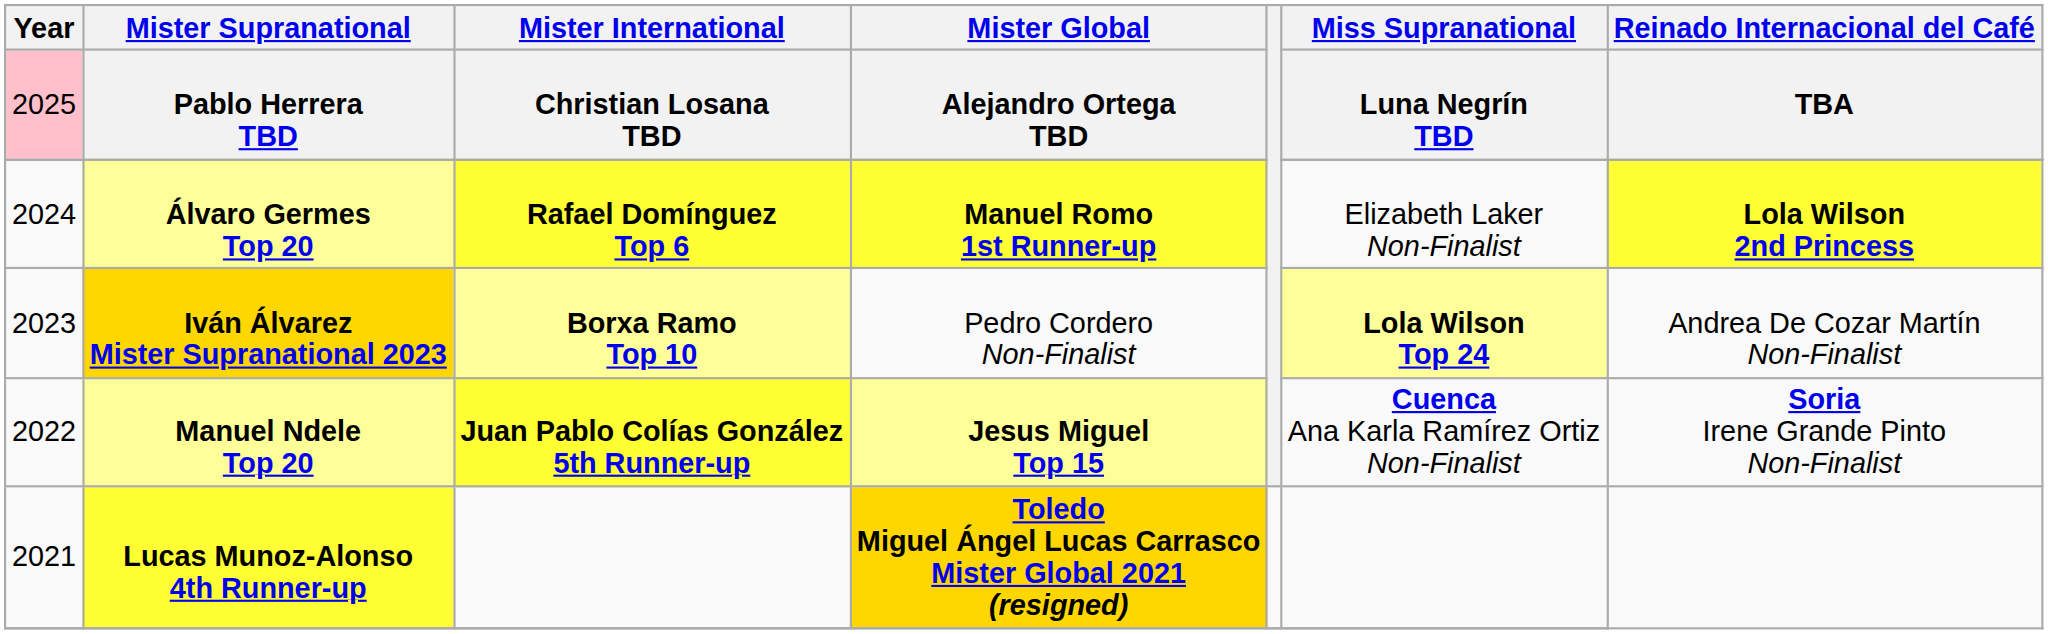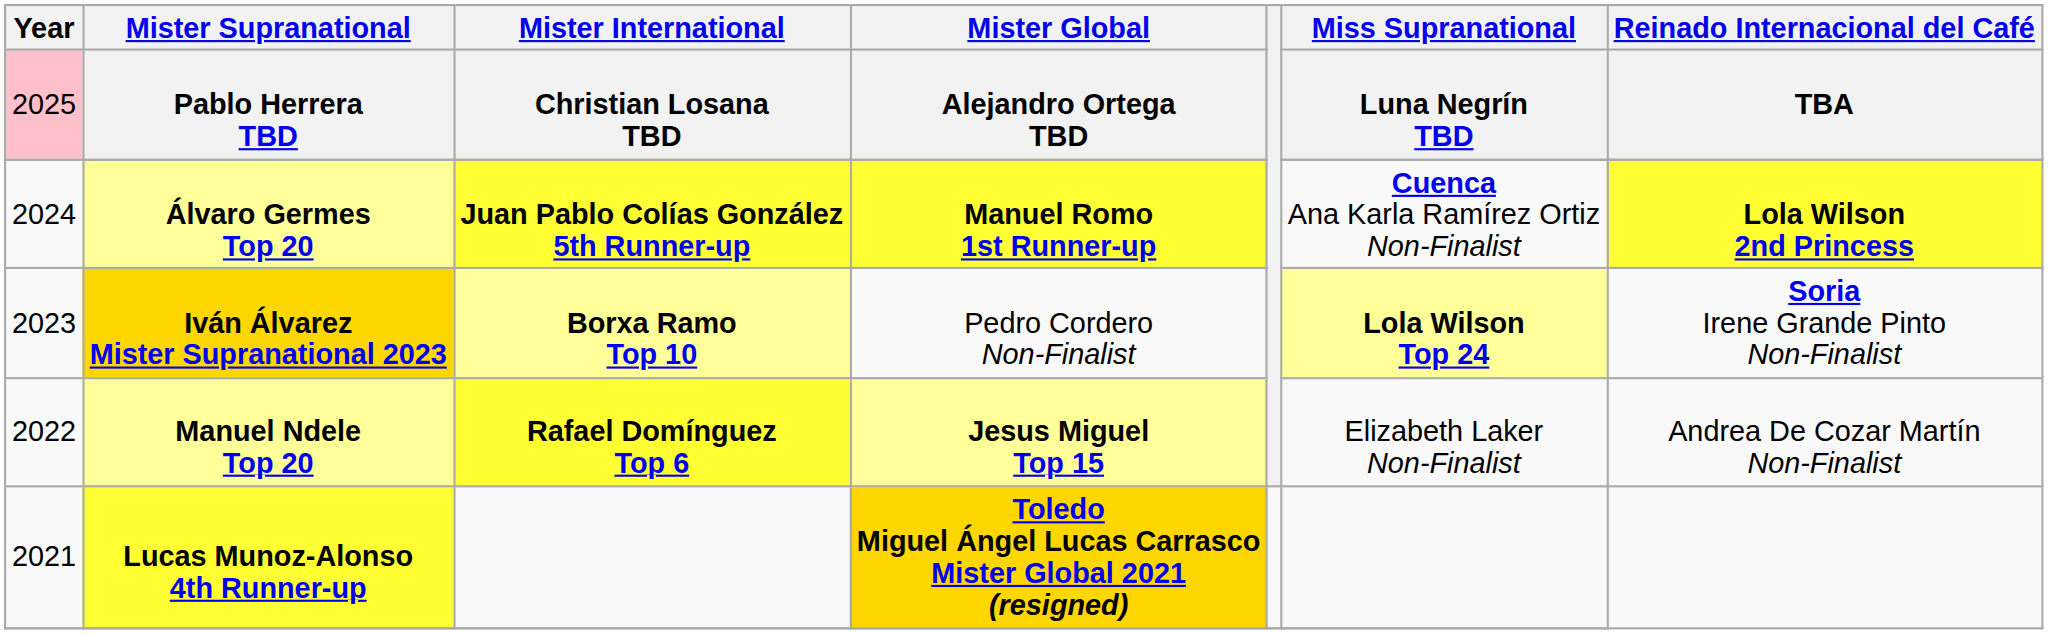(652, 230) Rafael Domínguez Top 6 -> (652, 230) Juan Pablo Colías González 5th Runner-up
(1444, 230) Elizabeth Laker Non-Finalist -> (1444, 214) Cuenca Ana Karla Ramírez Ortiz Non-Finalist
(1824, 339) Andrea De Cozar Martín Non-Finalist -> (1824, 323) Soria Irene Grande Pinto Non-Finalist
(652, 448) Juan Pablo Colías González 5th Runner-up -> (652, 448) Rafael Domínguez Top 6
(1444, 432) Cuenca Ana Karla Ramírez Ortiz Non-Finalist -> (1444, 448) Elizabeth Laker Non-Finalist
(1824, 432) Soria Irene Grande Pinto Non-Finalist -> (1824, 448) Andrea De Cozar Martín Non-Finalist
